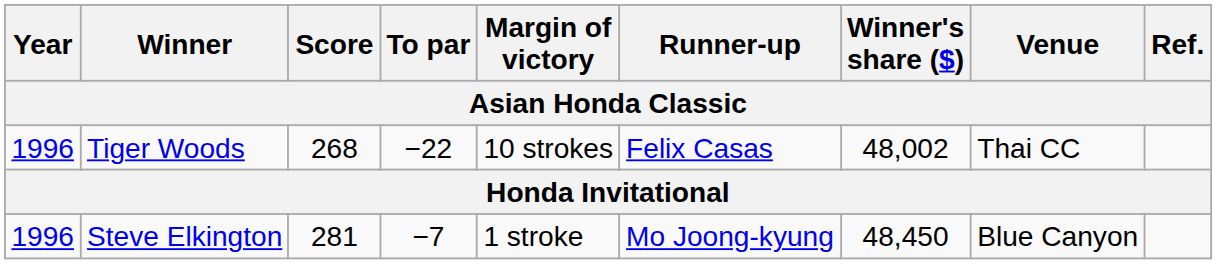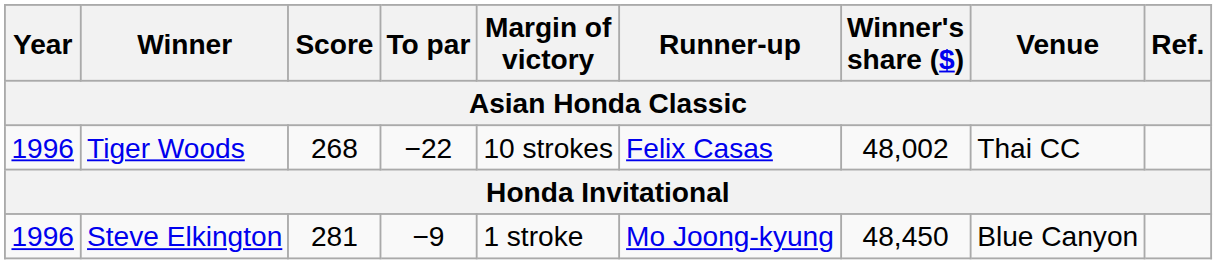(428, 237) −7 -> (428, 237) −9
